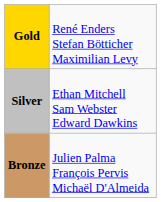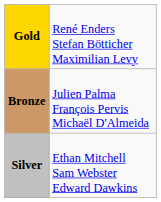rows swapped: (27, 100) <-> (27, 165)
